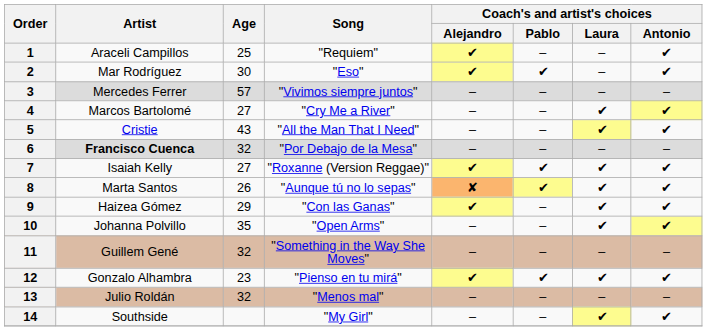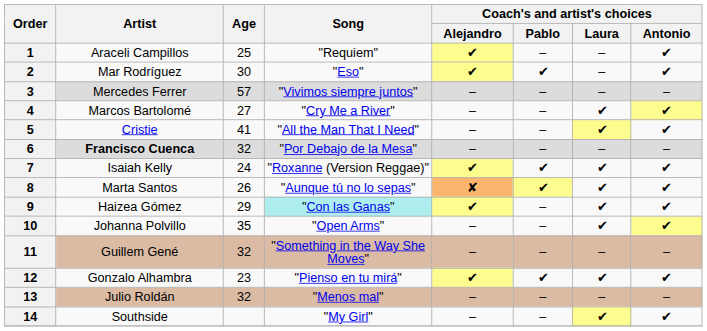(244, 130) 43 -> (244, 130) 41
(244, 168) 27 -> (244, 168) 24
(348, 207) no background -> (348, 207) paleturquoise background
